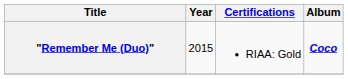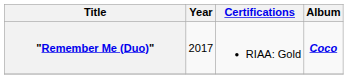(201, 48) 2015 -> (201, 48) 2017
